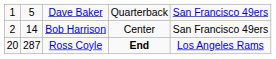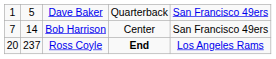(13, 29) 2 -> (13, 29) 7
(32, 45) 287 -> (32, 45) 237
